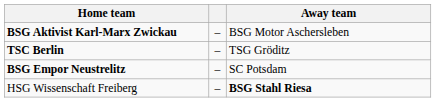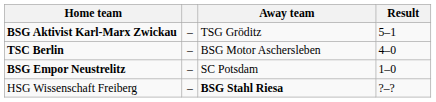+ column: (403, 13)
(289, 32) BSG Motor Aschersleben -> (231, 32) TSG Gröditz
(259, 50) TSG Gröditz -> (261, 50) BSG Motor Aschersleben
